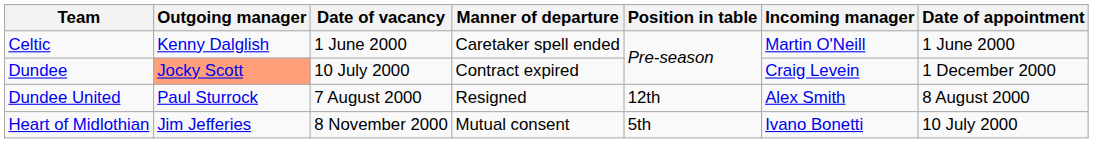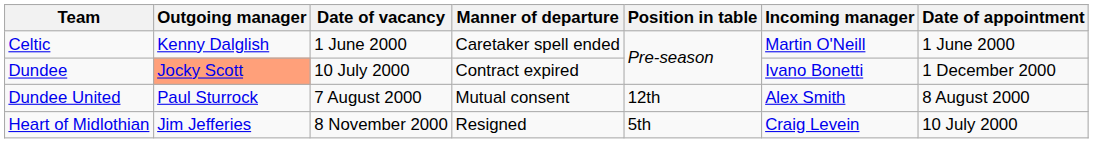(812, 71) Craig Levein -> (814, 71) Ivano Bonetti
(491, 97) Resigned -> (513, 97) Mutual consent
(513, 124) Mutual consent -> (491, 124) Resigned
(814, 124) Ivano Bonetti -> (812, 124) Craig Levein
